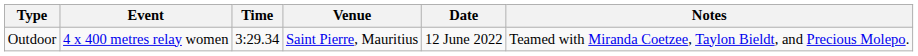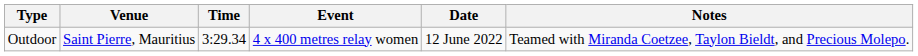columns swapped: (146, 16) <-> (352, 16)
